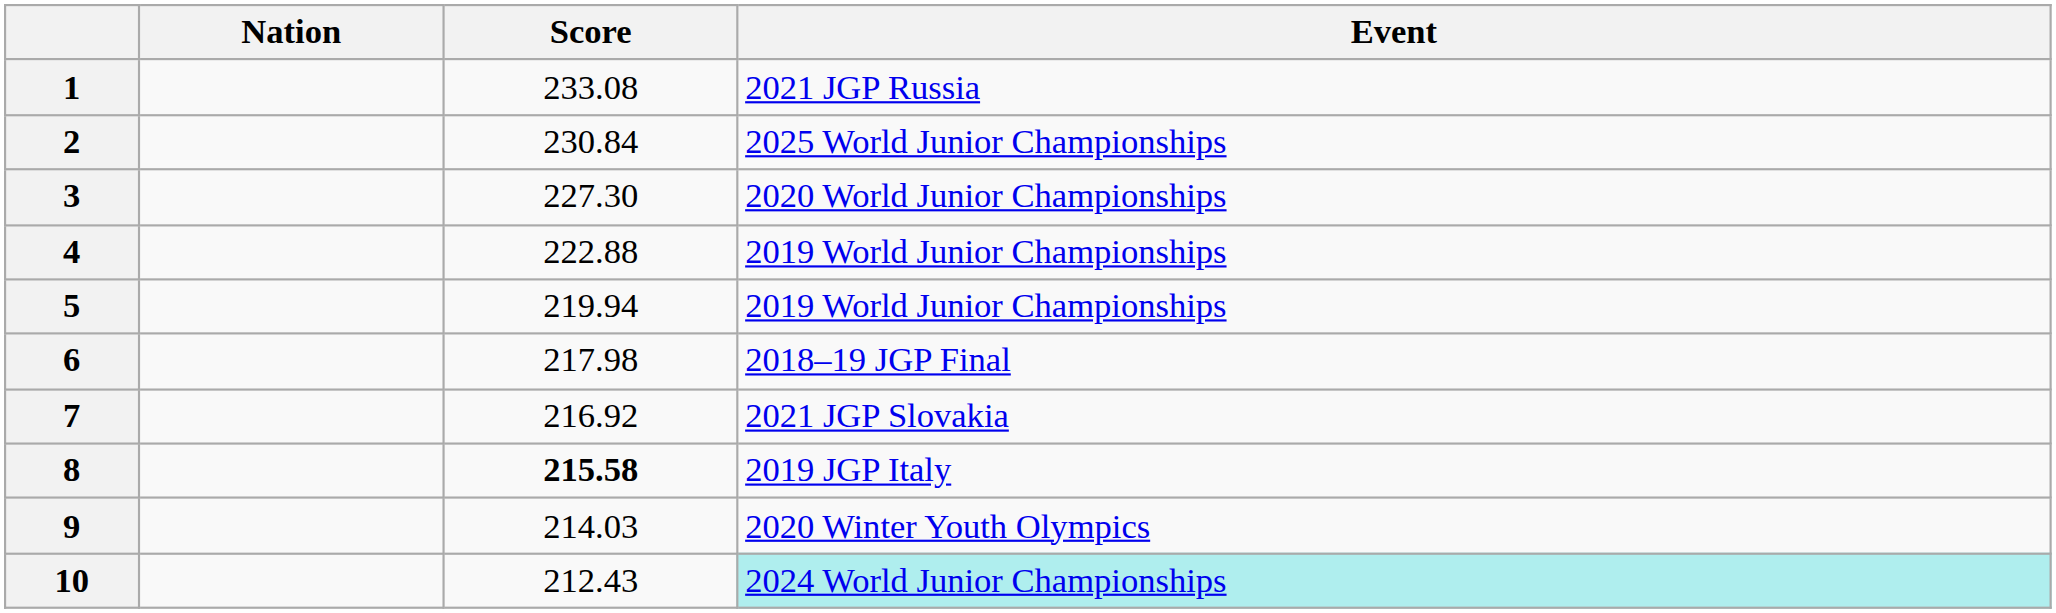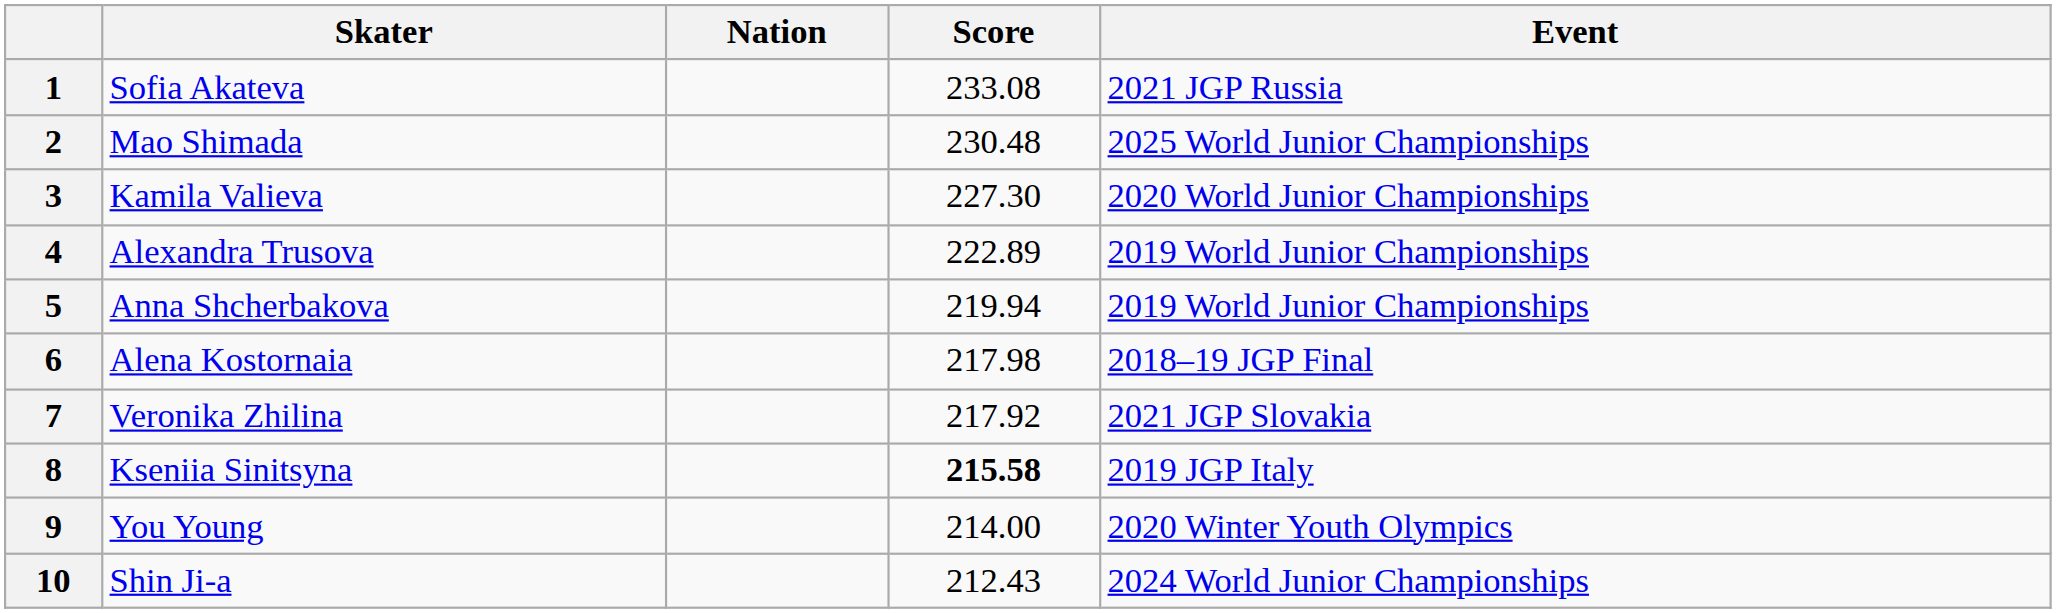+ column: (384, 31)
(591, 141) 230.84 -> (994, 141) 230.48
(591, 251) 222.88 -> (994, 251) 222.89
(591, 415) 216.92 -> (994, 415) 217.92
(591, 525) 214.03 -> (994, 525) 214.00
(986, 580) paleturquoise background -> (1348, 580) no background
